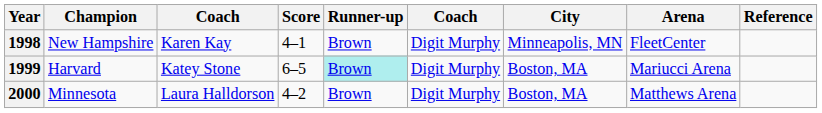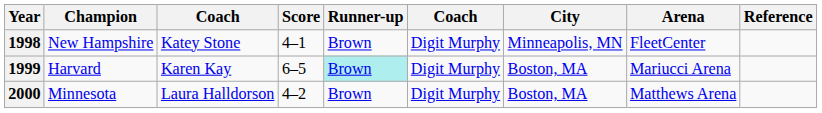(196, 42) Karen Kay -> (201, 42) Katey Stone
(201, 68) Katey Stone -> (196, 68) Karen Kay
